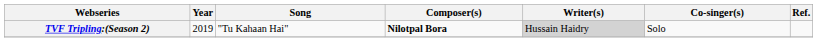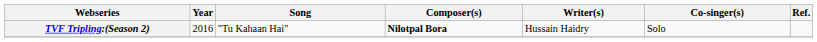(203, 28) 2019 -> (203, 28) 2016
(557, 28) lightgrey background -> (557, 28) no background
